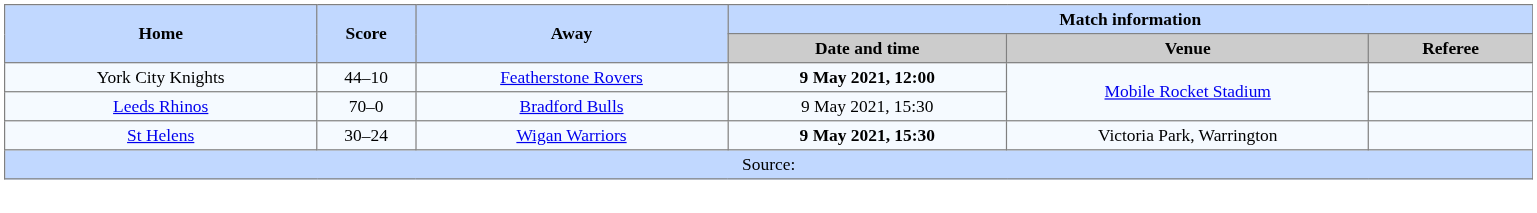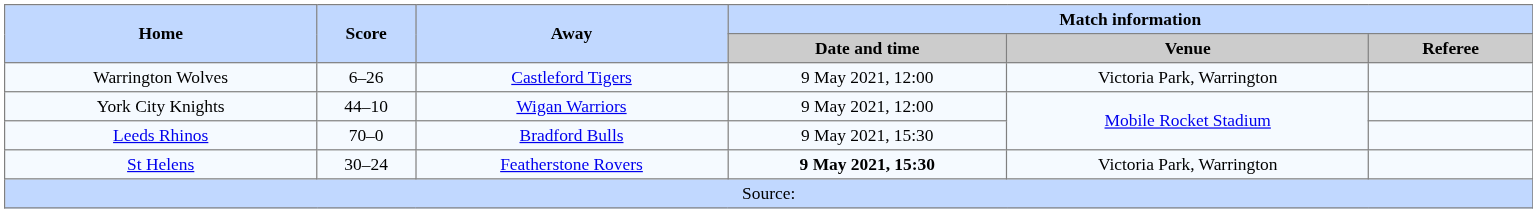+ row: (161, 77)
(572, 77) Featherstone Rovers -> (571, 106) Wigan Warriors
(867, 77) bold -> (867, 106) normal
(571, 135) Wigan Warriors -> (572, 164) Featherstone Rovers
